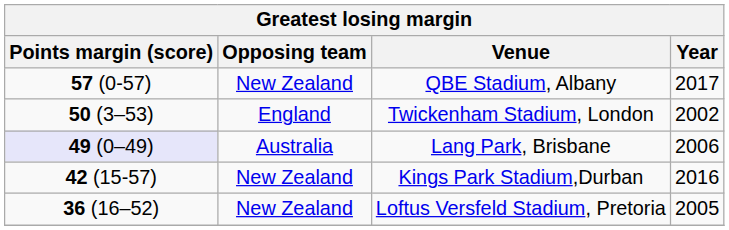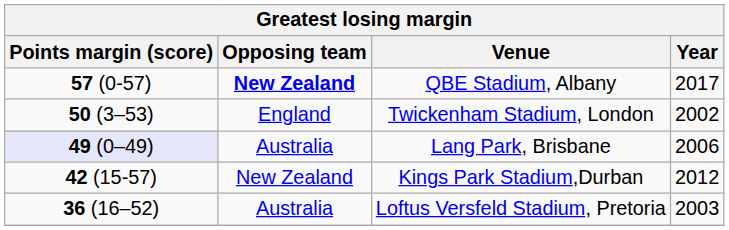(294, 83) normal -> (294, 83) bold
(697, 177) 2016 -> (697, 177) 2012
(294, 209) New Zealand -> (294, 209) Australia
(697, 209) 2005 -> (697, 209) 2003
